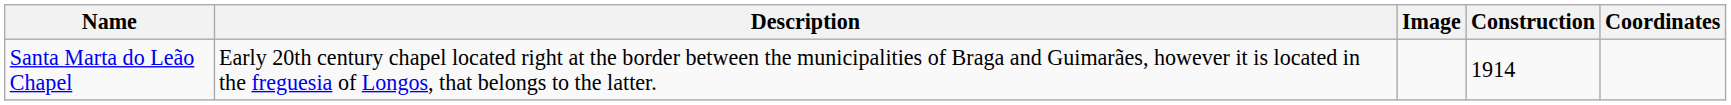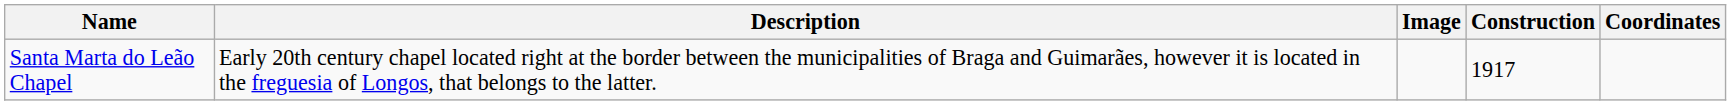(1493, 69) 1914 -> (1493, 69) 1917
